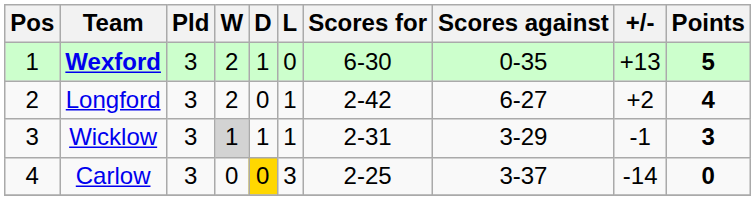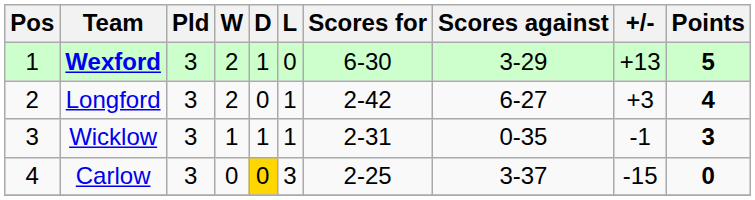(523, 61) 0-35 -> (523, 61) 3-29
(640, 99) +2 -> (640, 99) +3
(232, 137) lightgrey background -> (232, 137) no background
(523, 137) 3-29 -> (523, 137) 0-35
(640, 175) -14 -> (640, 175) -15
